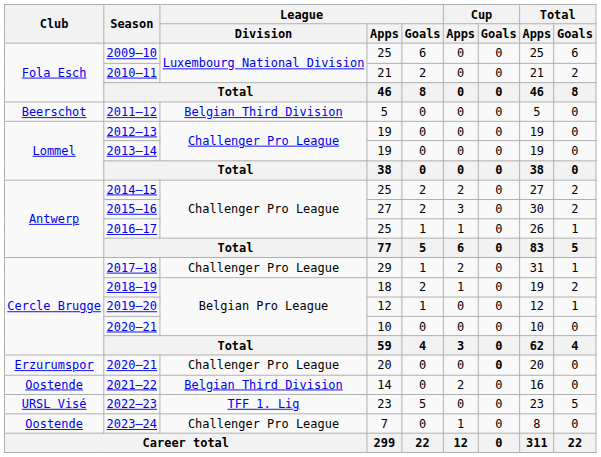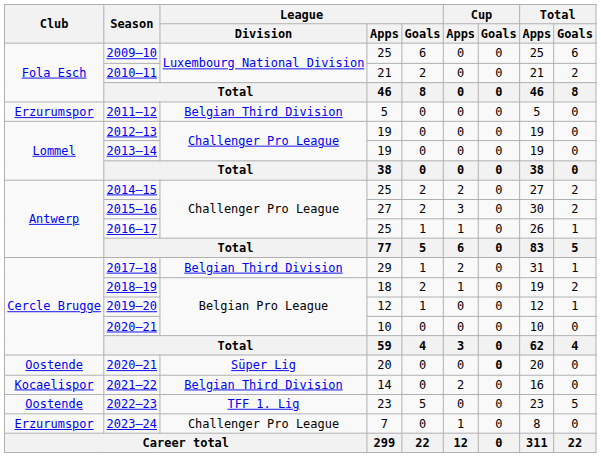(54, 112) Beerschot -> (54, 112) Erzurumspor
(264, 268) Challenger Pro League -> (264, 268) Belgian Third Division
(54, 365) Erzurumspor -> (54, 365) Oostende
(264, 365) Challenger Pro League -> (264, 365) Süper Lig
(54, 385) Oostende -> (54, 385) Kocaelispor
(54, 404) URSL Visé -> (54, 404) Oostende
(54, 424) Oostende -> (54, 424) Erzurumspor
